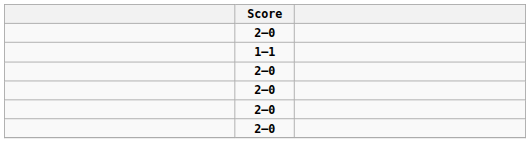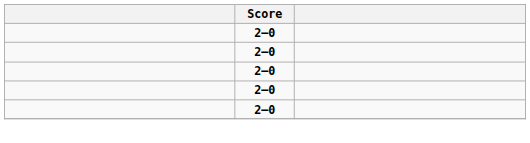- row: (120, 52)
